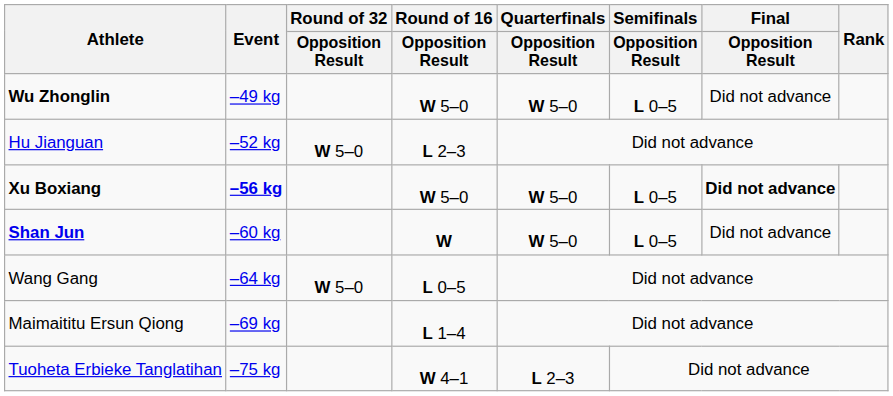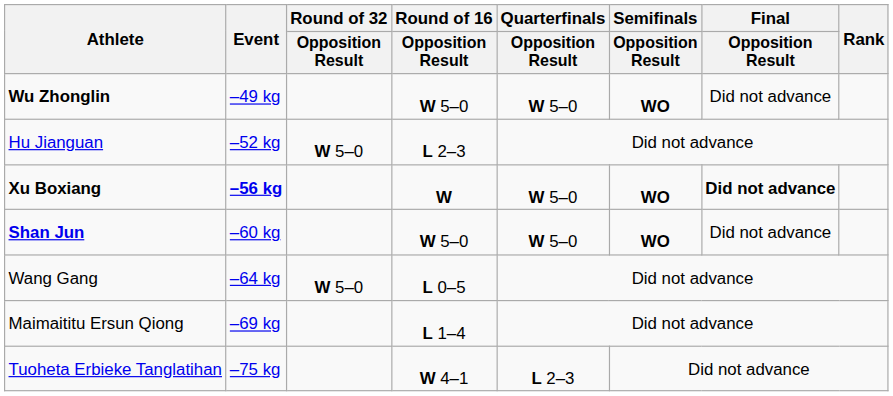(655, 106) L 0–5 -> (655, 106) WO
(444, 197) W 5–0 -> (444, 197) W
(655, 197) L 0–5 -> (655, 197) WO
(444, 242) W -> (444, 242) W 5–0
(655, 242) L 0–5 -> (655, 242) WO
